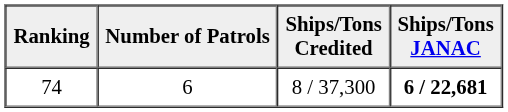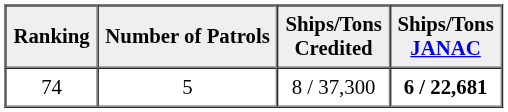(188, 87) 6 -> (188, 87) 5
